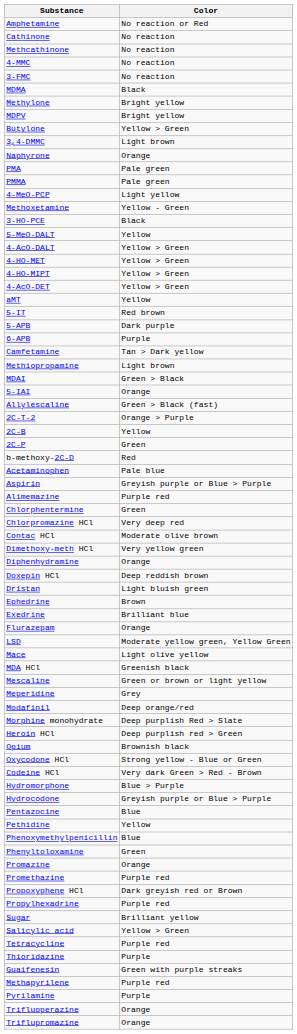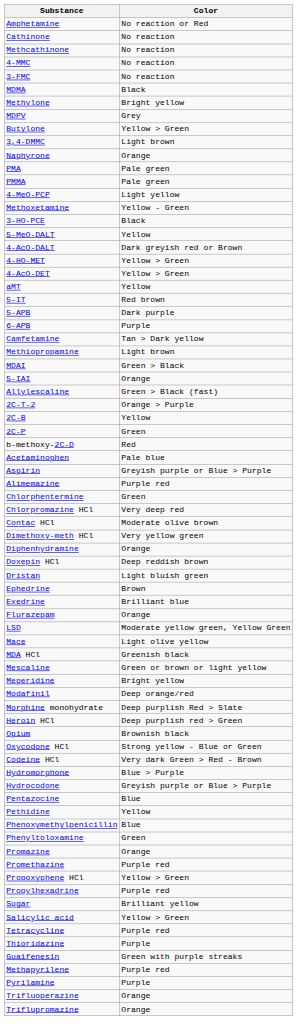(153, 116) Bright yellow -> (131, 116) Grey
(155, 247) Yellow > Green -> (182, 247) Dark greyish red or Brown
- row: (28, 274)
(131, 694) Grey -> (153, 681) Bright yellow
(182, 891) Dark greyish red or Brown -> (155, 878) Yellow > Green
